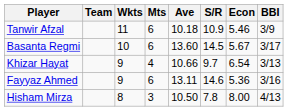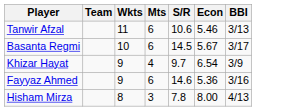- column: (185, 13)
(213, 30) 10.9 -> (182, 30) 10.6
(267, 30) 3/9 -> (239, 30) 3/13
(270, 64) 3/13 -> (236, 64) 3/9
